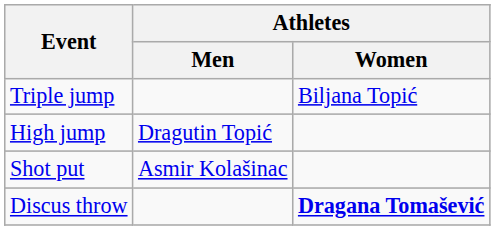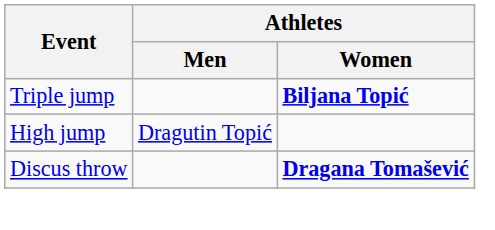(358, 96) normal -> (346, 96) bold
- row: (47, 169)
